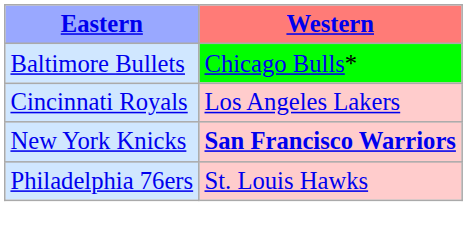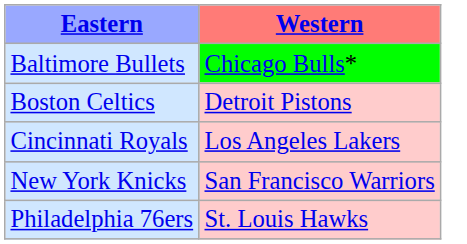+ row: (83, 102)
(330, 141) bold -> (320, 180) normal
